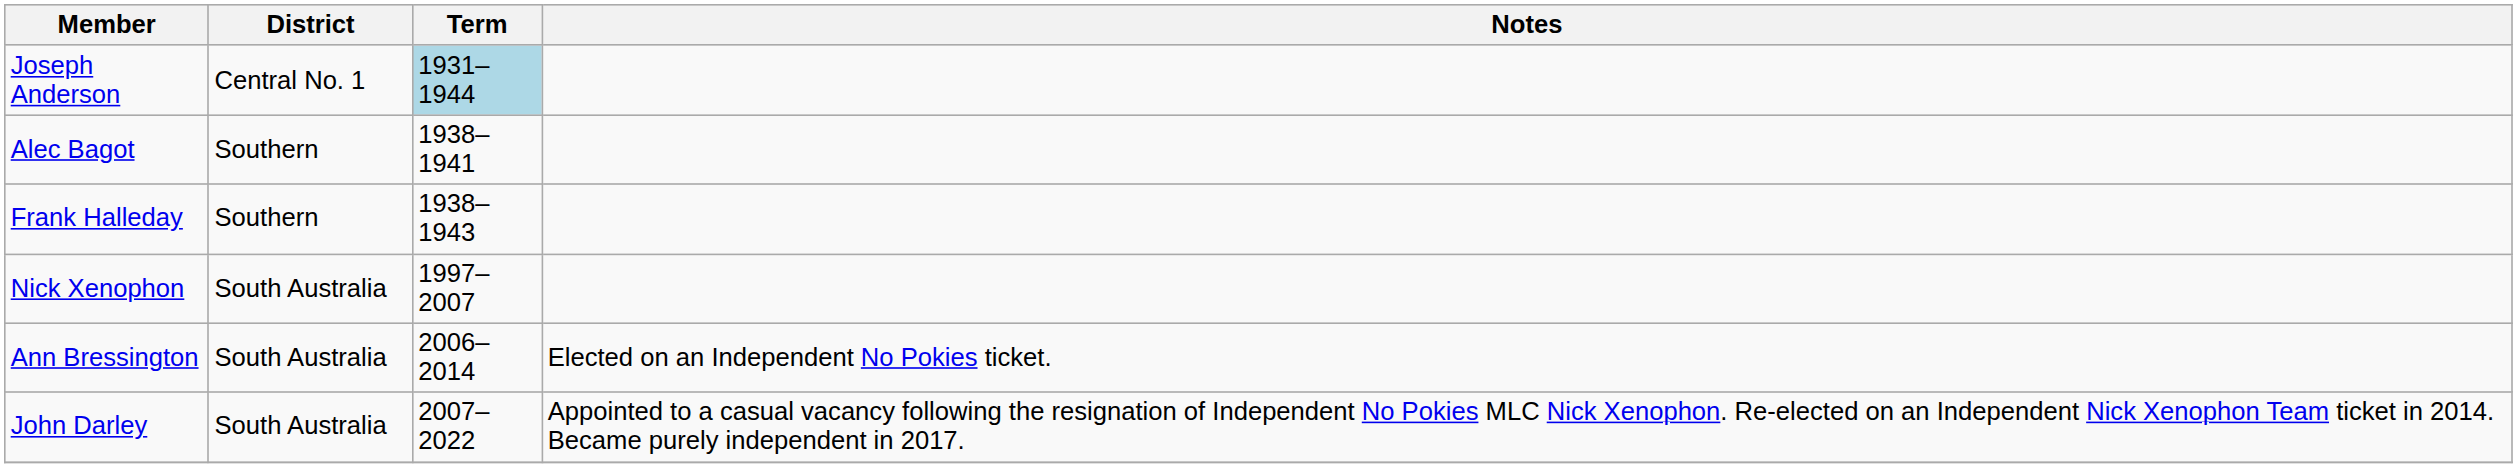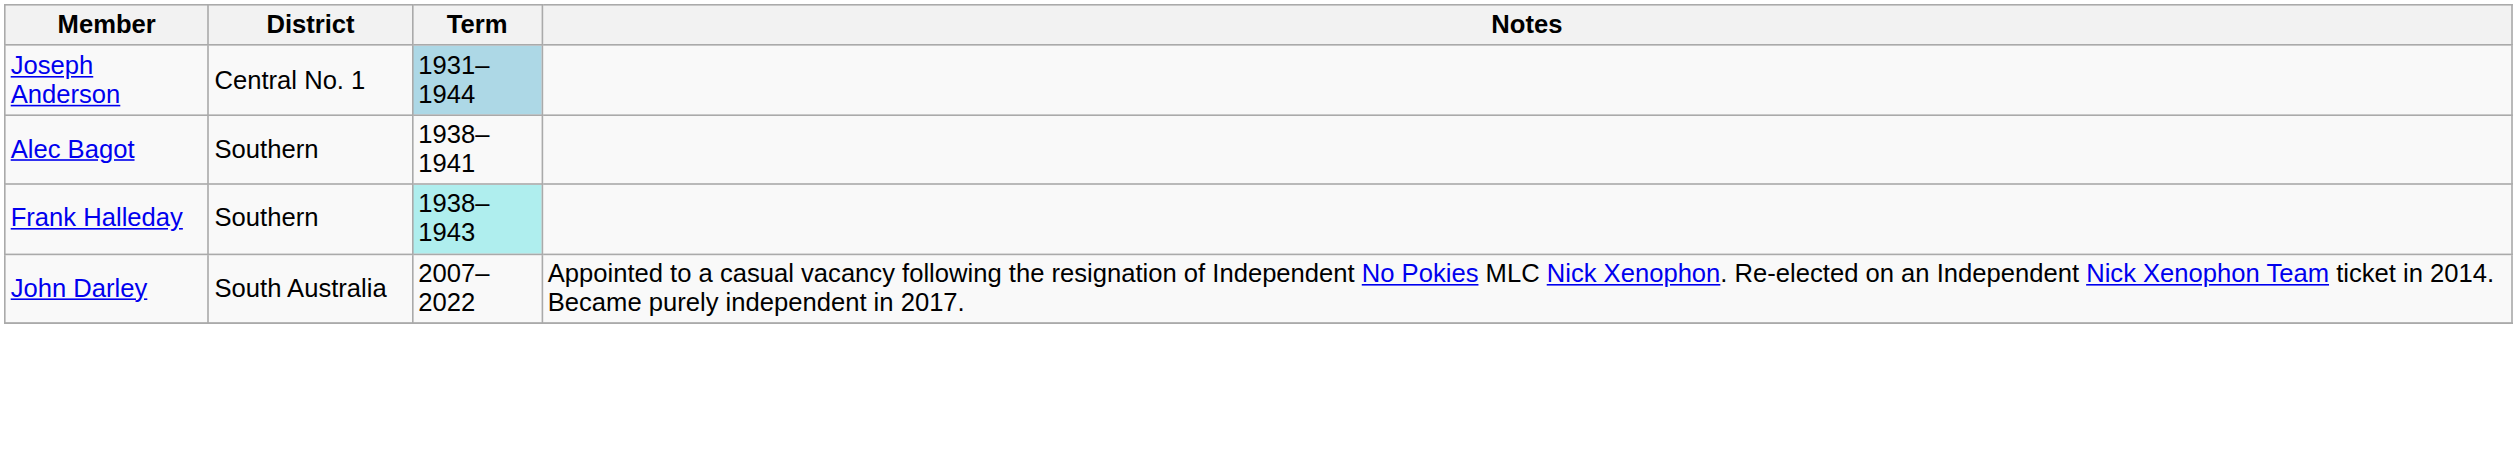(454, 218) no background -> (454, 218) paleturquoise background
- row: (98, 288)
- row: (105, 357)
